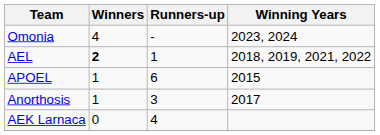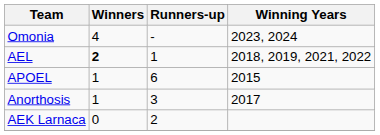(154, 120) 4 -> (154, 120) 2
